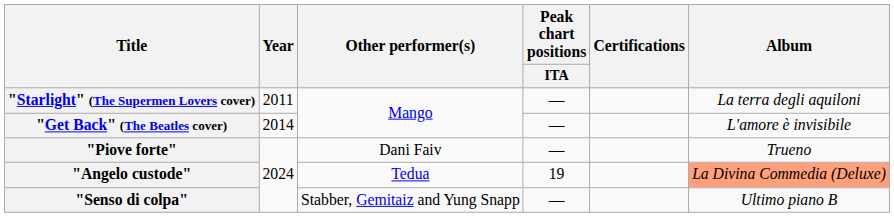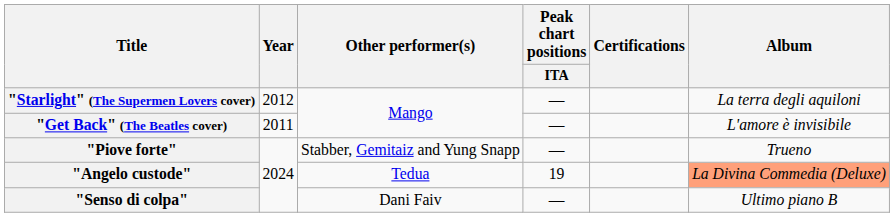(278, 100) 2011 -> (278, 100) 2012
(278, 125) 2014 -> (278, 125) 2011
(410, 150) Dani Faiv -> (410, 150) Stabber, Gemitaiz and Yung Snapp
(410, 199) Stabber, Gemitaiz and Yung Snapp -> (410, 199) Dani Faiv
